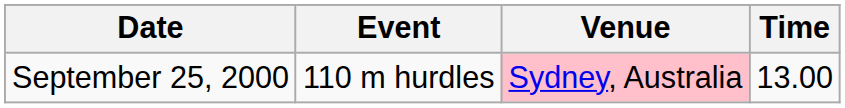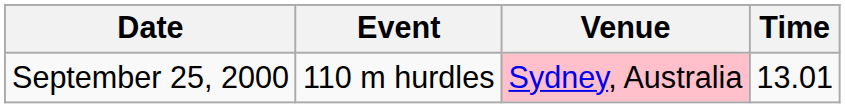(795, 77) 13.00 -> (795, 77) 13.01
